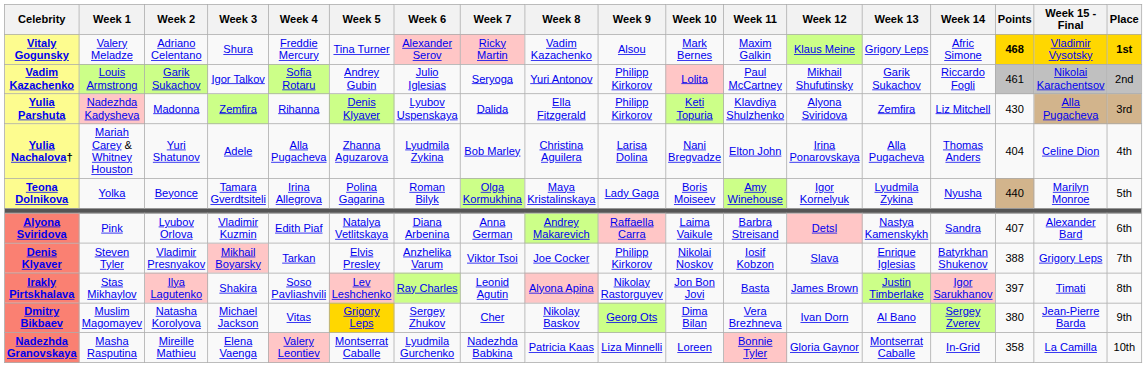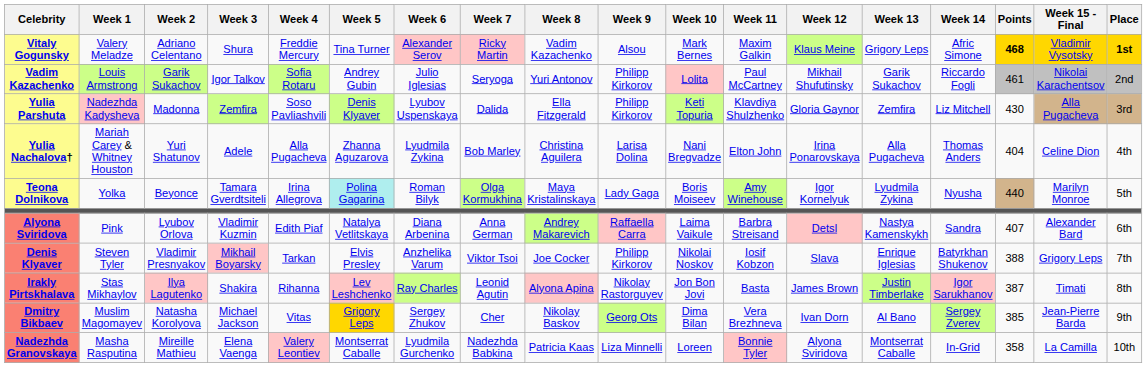(299, 109) Rihanna -> (299, 109) Soso Pavliashvili
(824, 109) Alyona Sviridova -> (824, 109) Gloria Gaynor
(362, 194) no background -> (362, 194) paleturquoise background
(299, 288) Soso Pavliashvili -> (299, 288) Rihanna
(1015, 288) 397 -> (1015, 288) 387
(1015, 318) 380 -> (1015, 318) 385
(824, 348) Gloria Gaynor -> (824, 348) Alyona Sviridova
